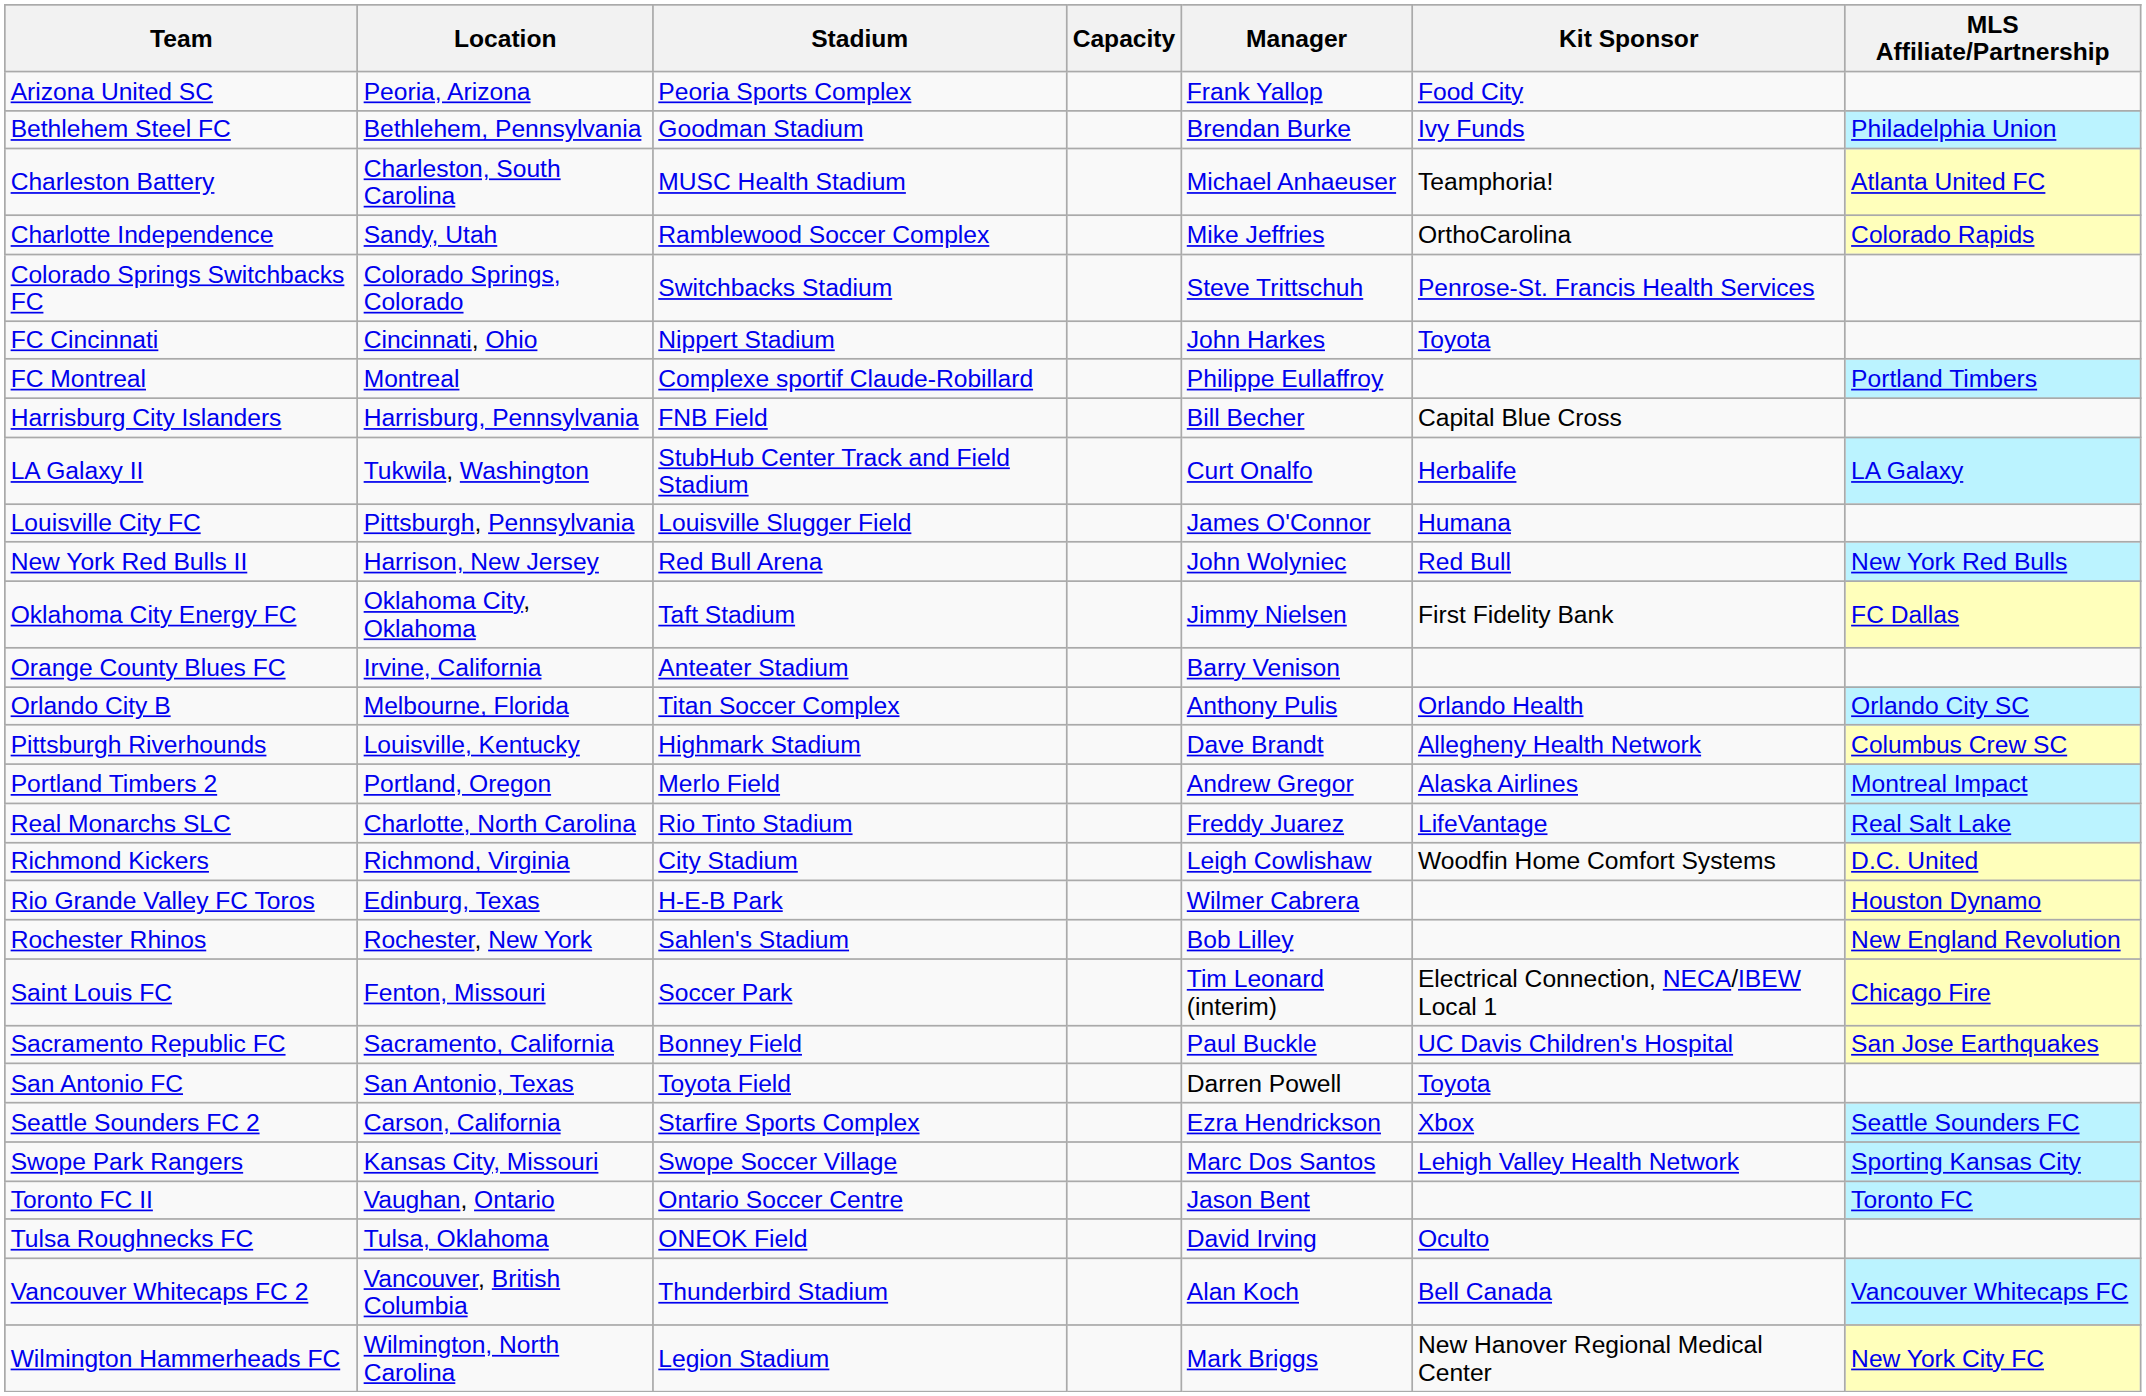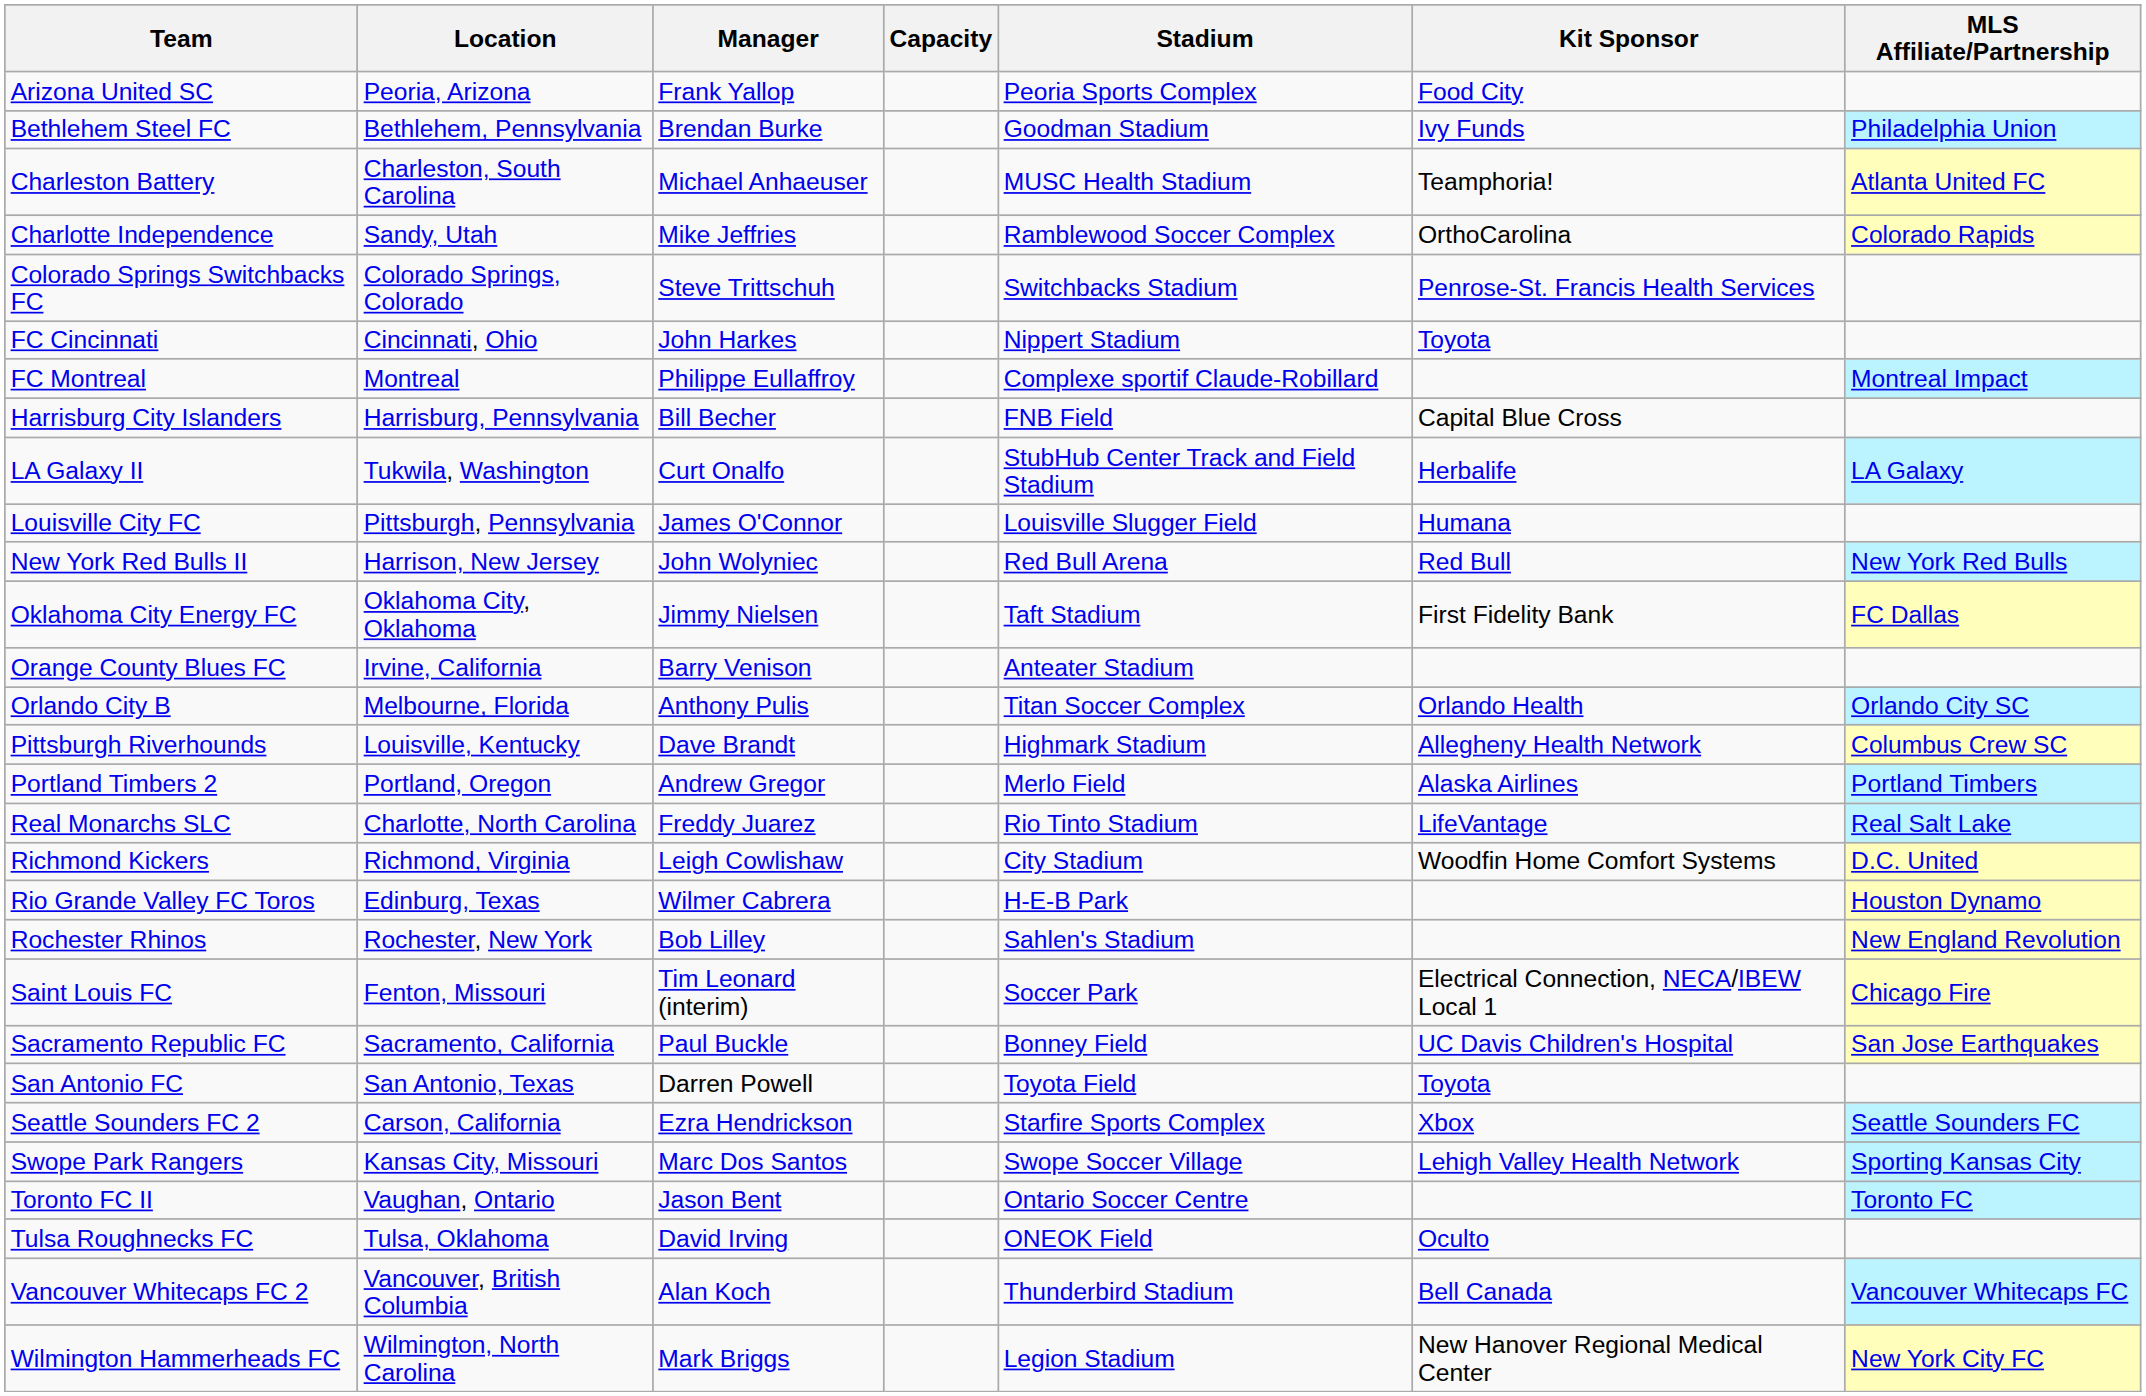columns swapped: (860, 38) <-> (1297, 38)
(1944, 379) Portland Timbers -> (1939, 379) Montreal Impact
(1939, 784) Montreal Impact -> (1944, 784) Portland Timbers
